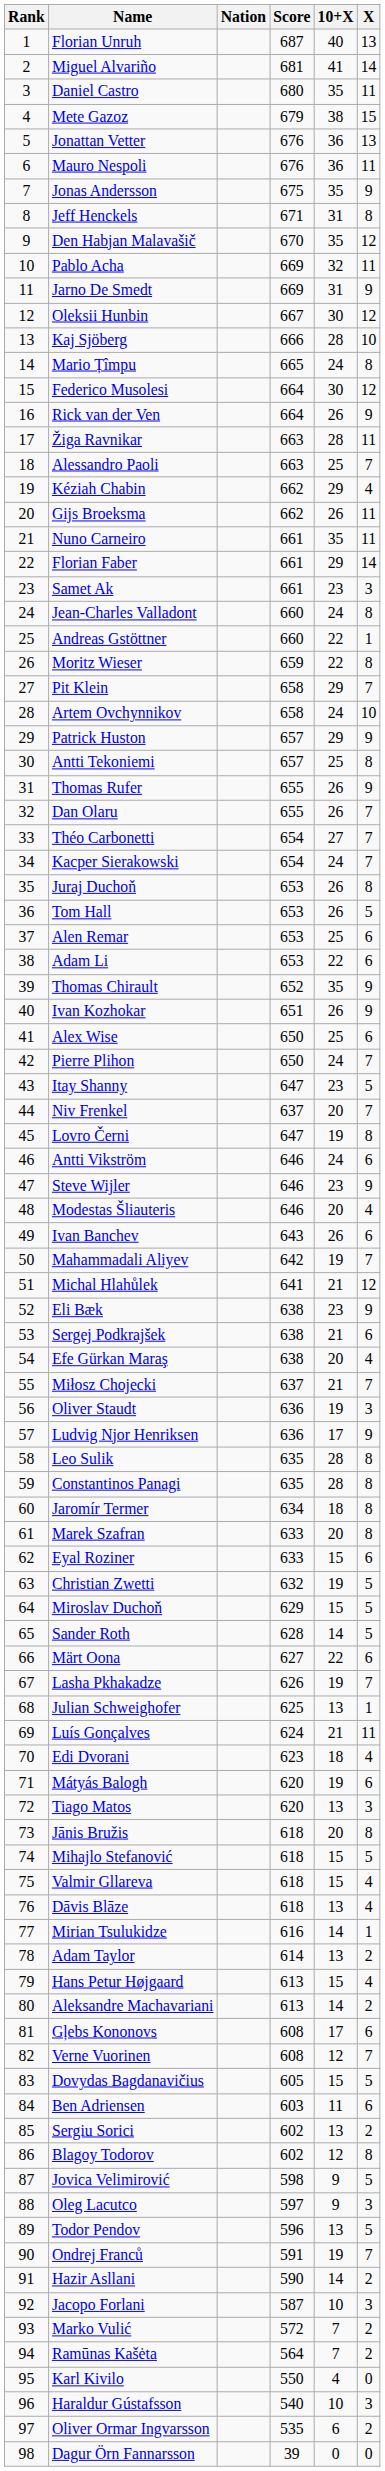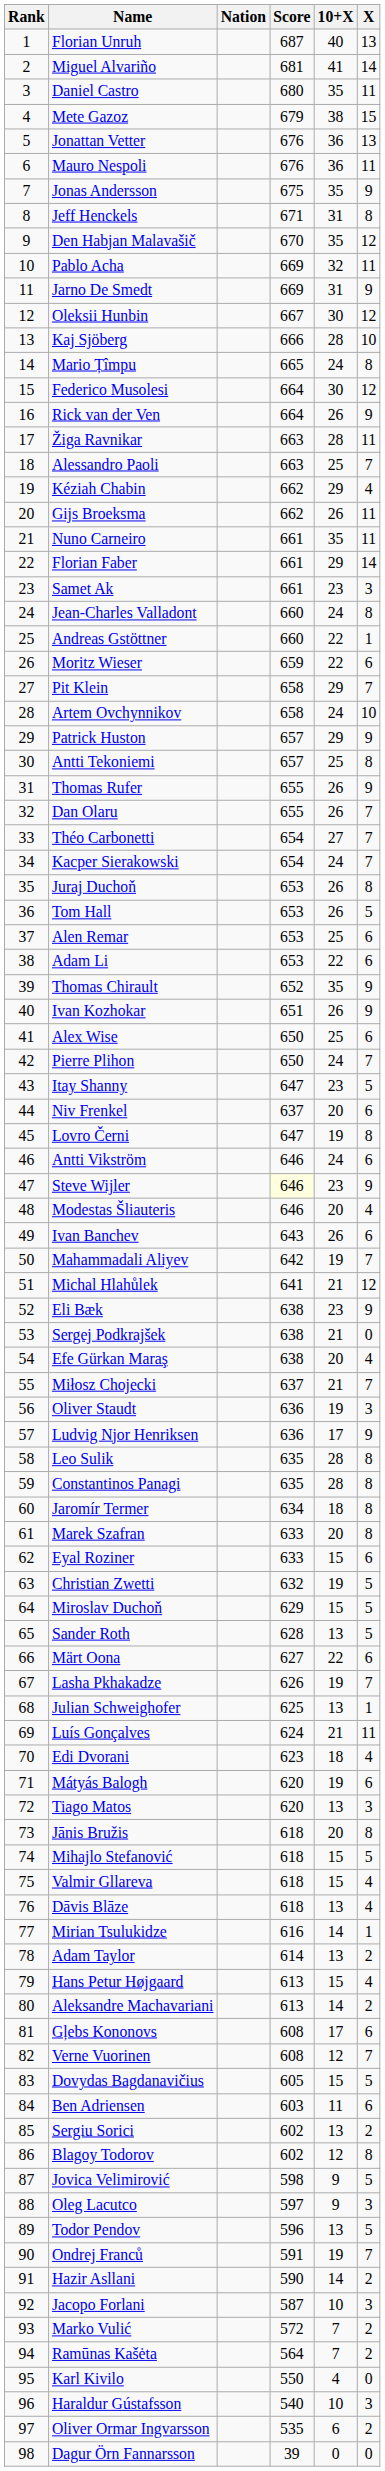(369, 663) 8 -> (369, 663) 6
(369, 1111) 7 -> (369, 1111) 6
(292, 1185) no background -> (292, 1185) lightyellow background
(369, 1334) 6 -> (369, 1334) 0
(336, 1633) 14 -> (336, 1633) 13
